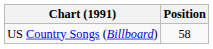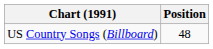(185, 33) 58 -> (185, 33) 48
